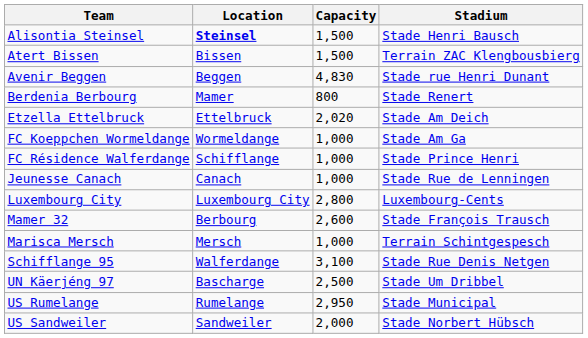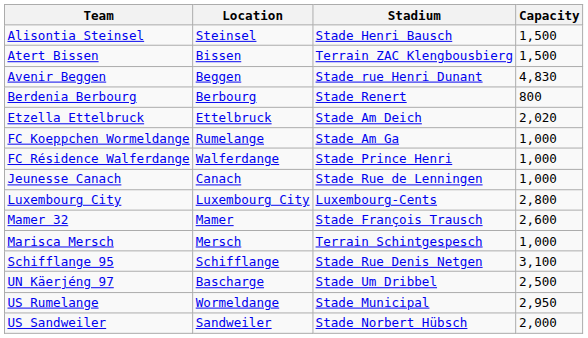columns swapped: (481, 15) <-> (346, 15)
(226, 35) bold -> (226, 35) normal
(215, 97) Mamer -> (226, 97) Berbourg
(237, 138) Wormeldange -> (230, 138) Rumelange
(237, 159) Schifflange -> (237, 159) Walferdange
(226, 220) Berbourg -> (215, 220) Mamer
(237, 261) Walferdange -> (237, 261) Schifflange
(230, 302) Rumelange -> (237, 302) Wormeldange
